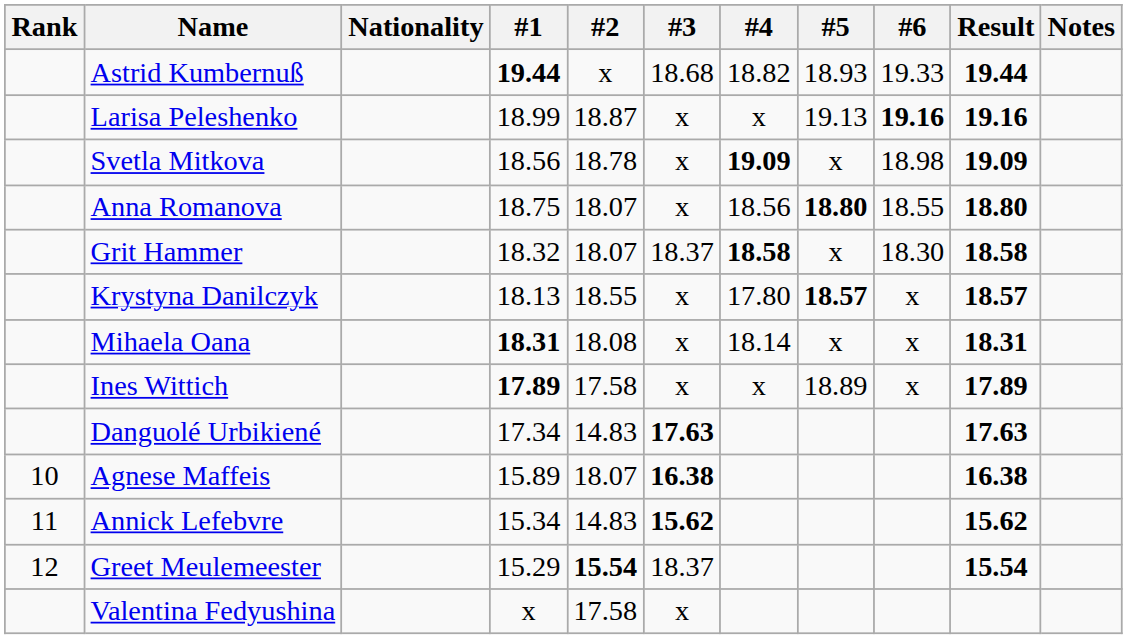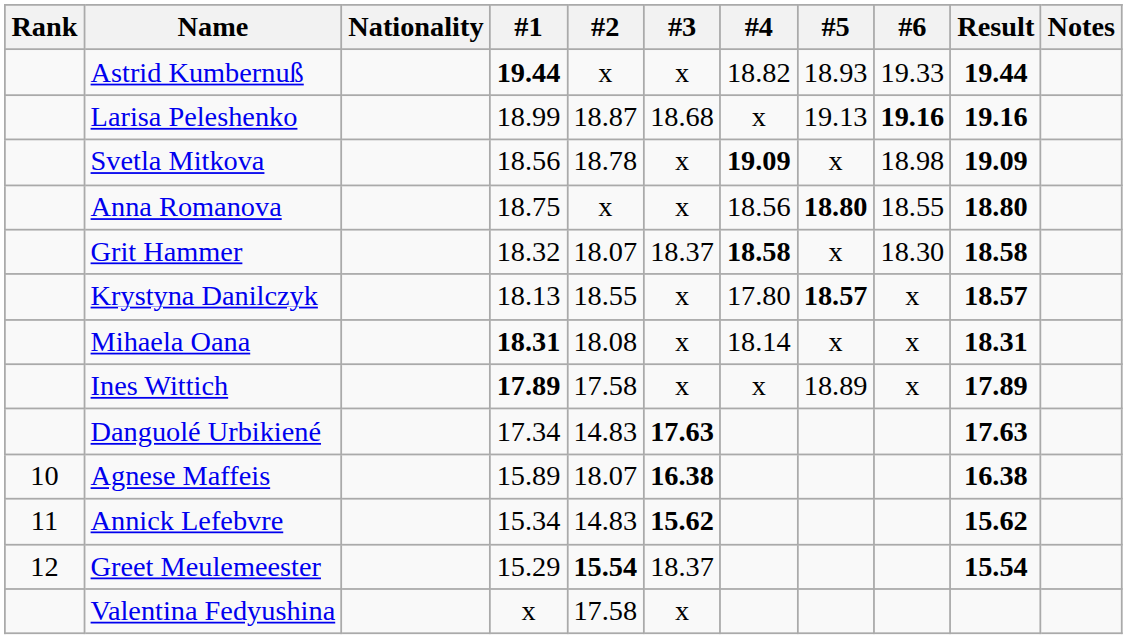(682, 71) 18.68 -> (682, 71) x
(682, 116) x -> (682, 116) 18.68
(605, 206) 18.07 -> (605, 206) x
